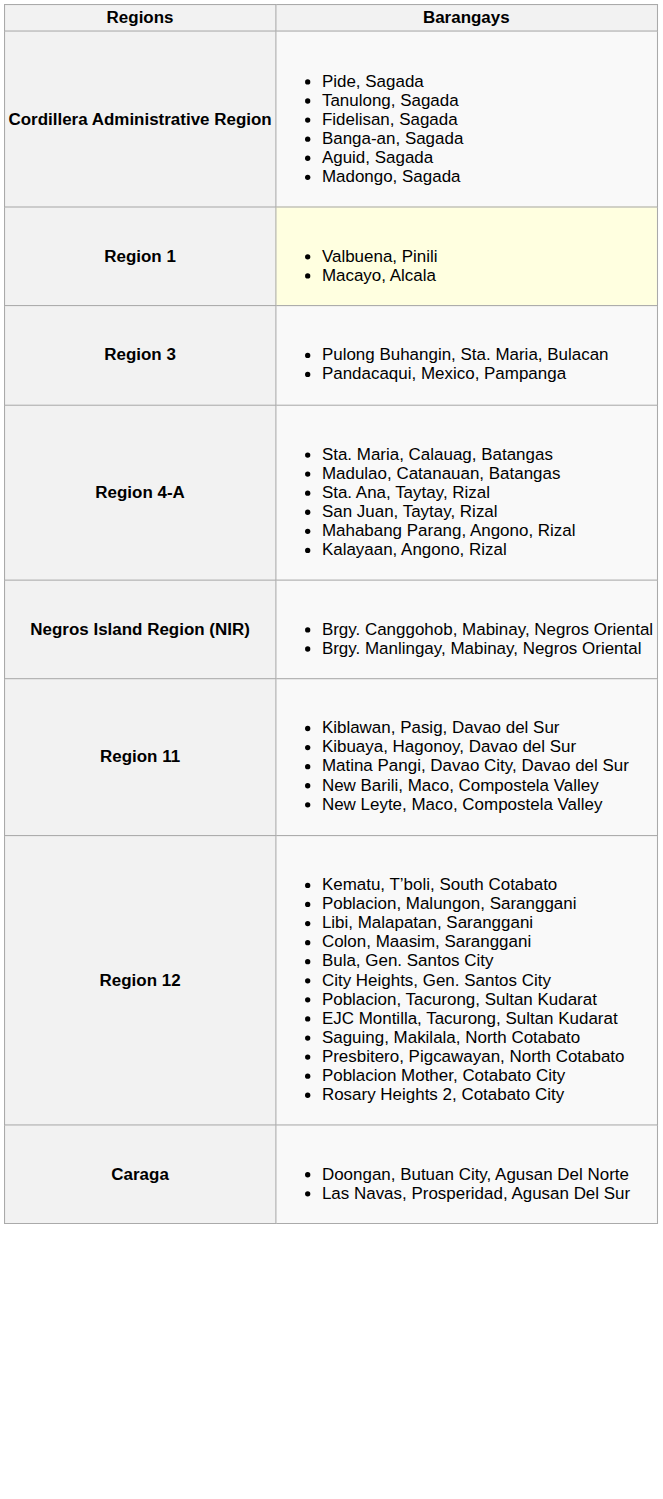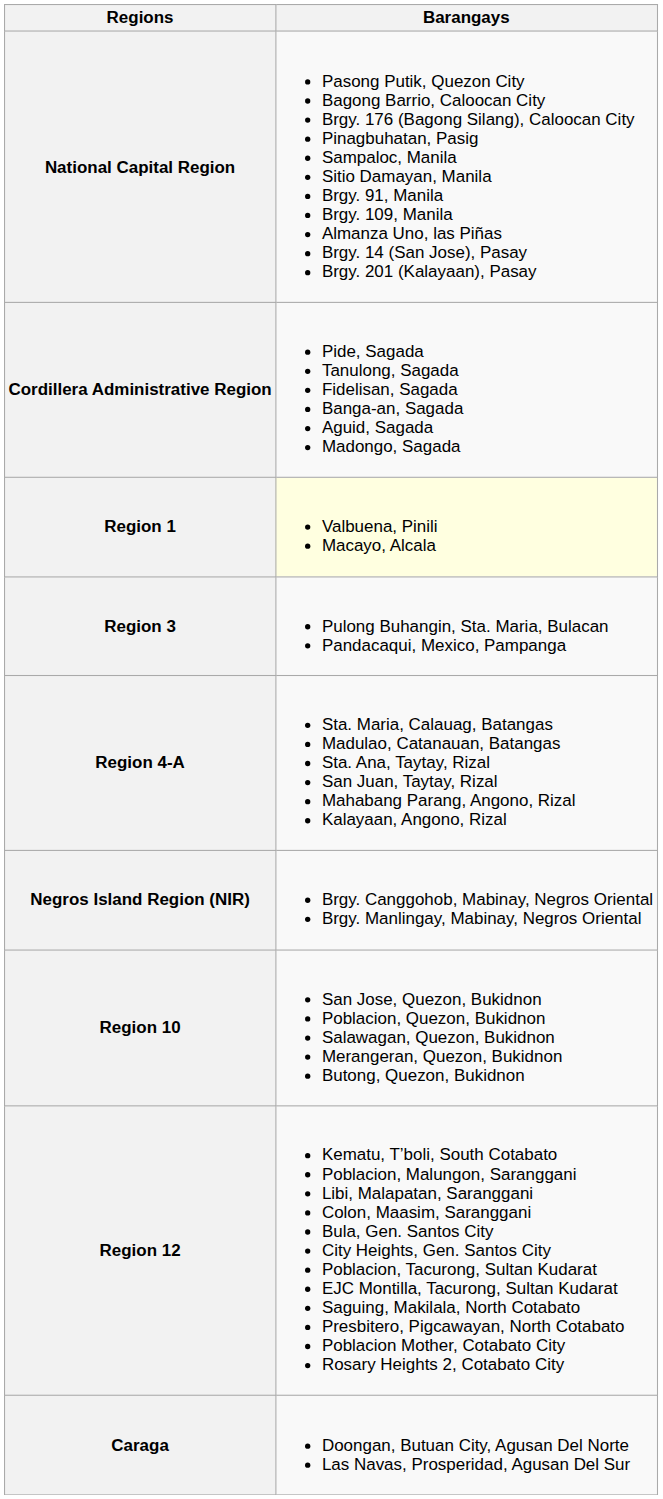+ row: (140, 166)
+ row: (140, 1027)
- row: (140, 757)
